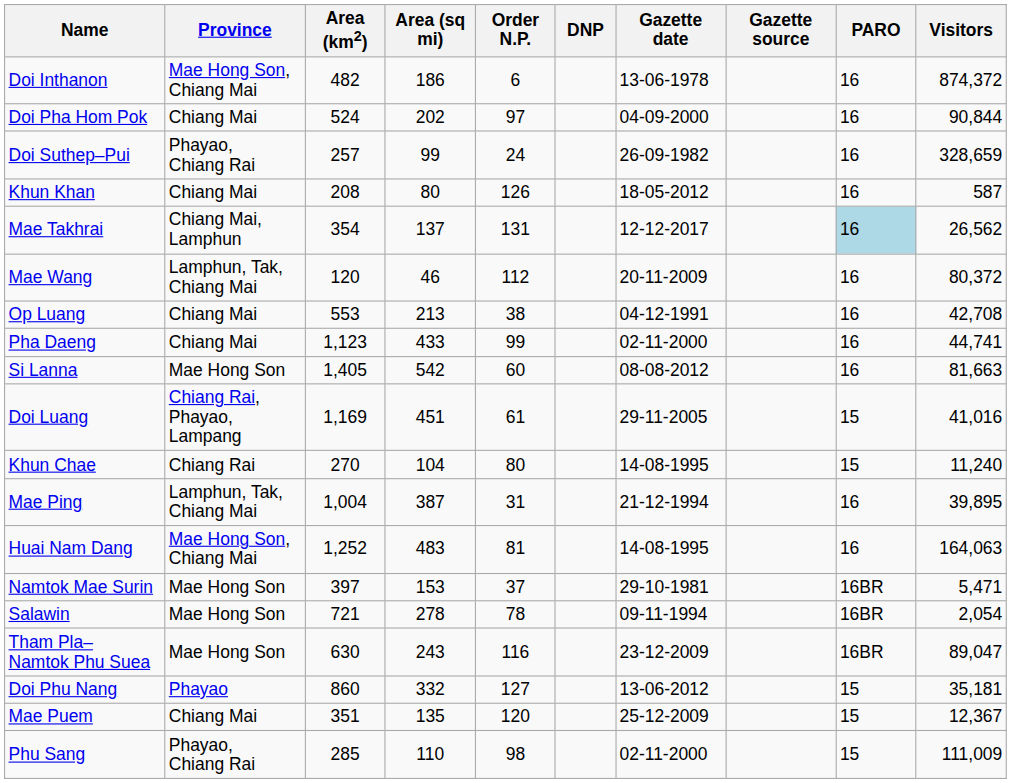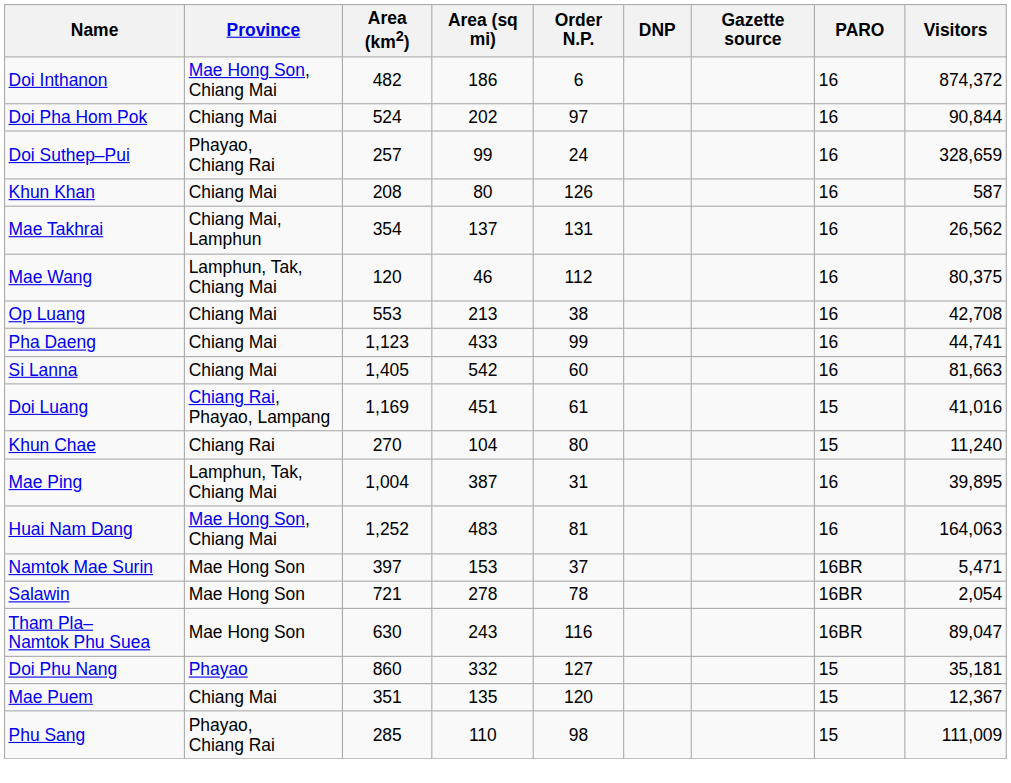- column: (671, 30)
(850, 230) lightblue background -> (829, 230) no background
(976, 277) 80,372 -> (976, 277) 80,375
(227, 370) Mae Hong Son -> (233, 370) Chiang Mai
